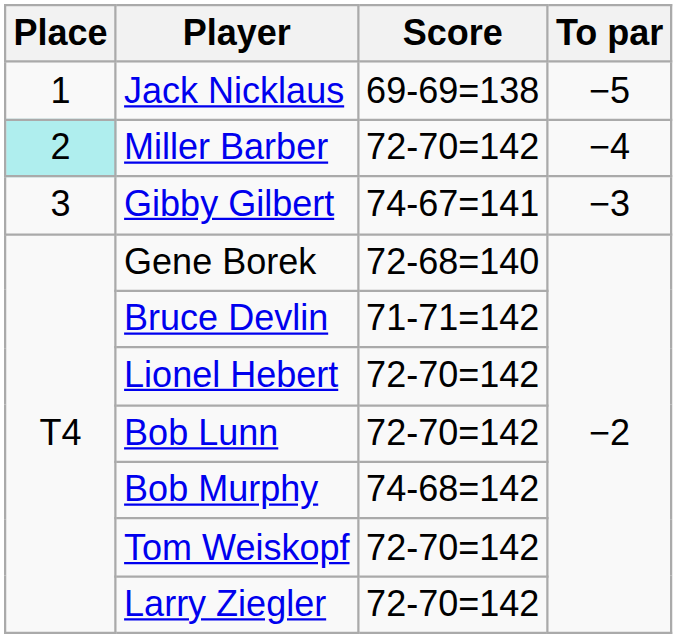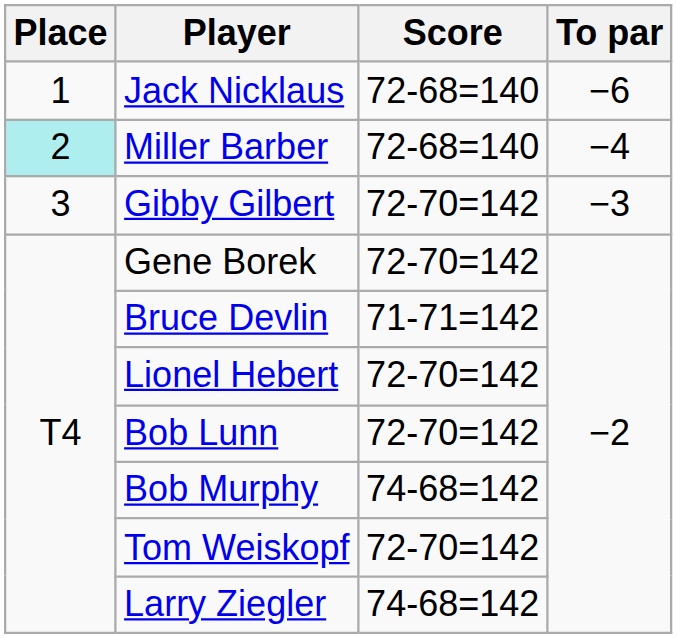(453, 90) 69-69=138 -> (453, 90) 72-68=140
(610, 90) −5 -> (610, 90) −6
(453, 147) 72-70=142 -> (453, 147) 72-68=140
(453, 204) 74-67=141 -> (453, 204) 72-70=142
(453, 261) 72-68=140 -> (453, 261) 72-70=142
(453, 603) 72-70=142 -> (453, 603) 74-68=142
